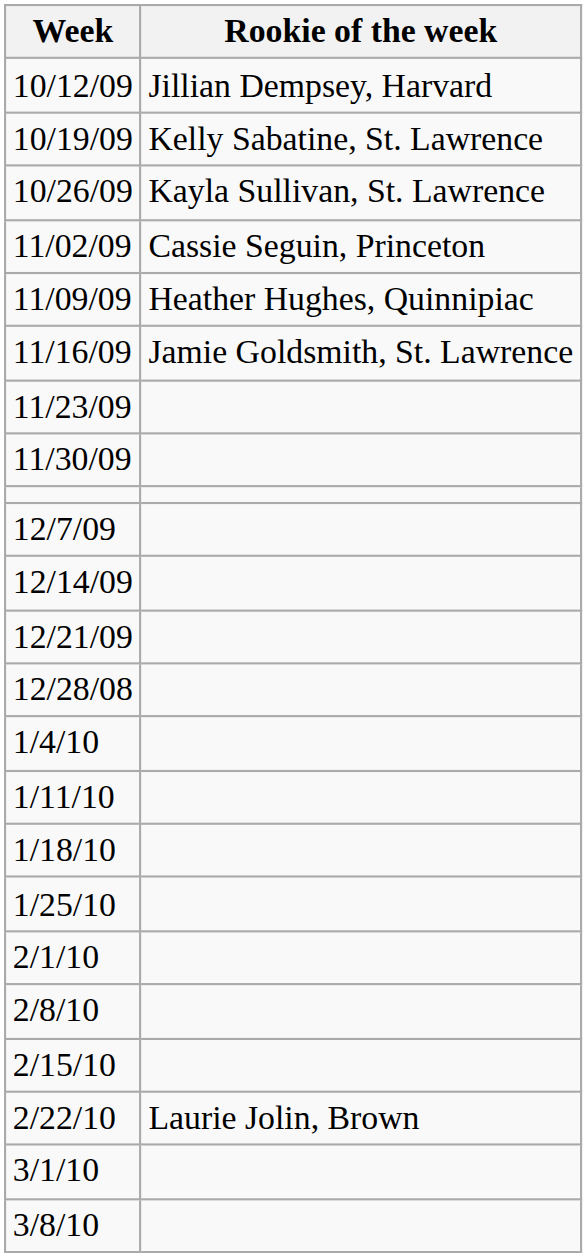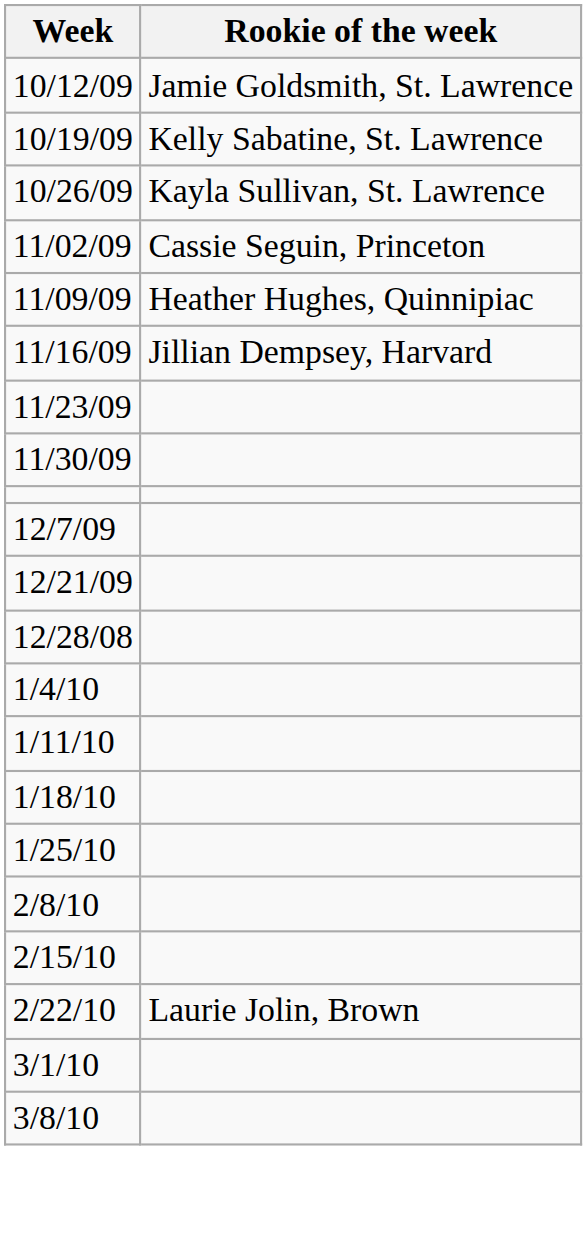(320, 84) Jillian Dempsey, Harvard -> (361, 84) Jamie Goldsmith, St. Lawrence
(361, 352) Jamie Goldsmith, St. Lawrence -> (320, 352) Jillian Dempsey, Harvard
- row: (73, 582)
- row: (56, 957)
